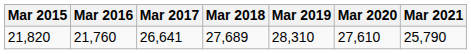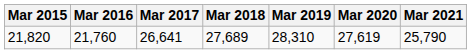(359, 37) 27,610 -> (359, 37) 27,619
